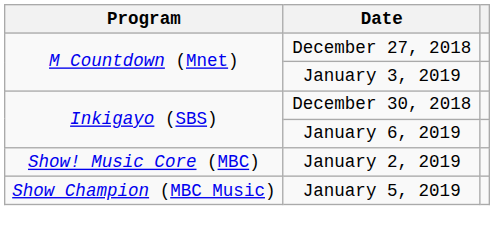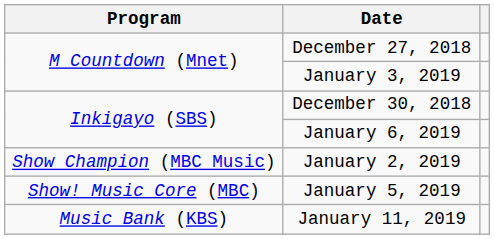(144, 162) Show! Music Core (MBC) -> (144, 162) Show Champion (MBC Music)
(144, 191) Show Champion (MBC Music) -> (144, 191) Show! Music Core (MBC)
+ row: (382, 219)
